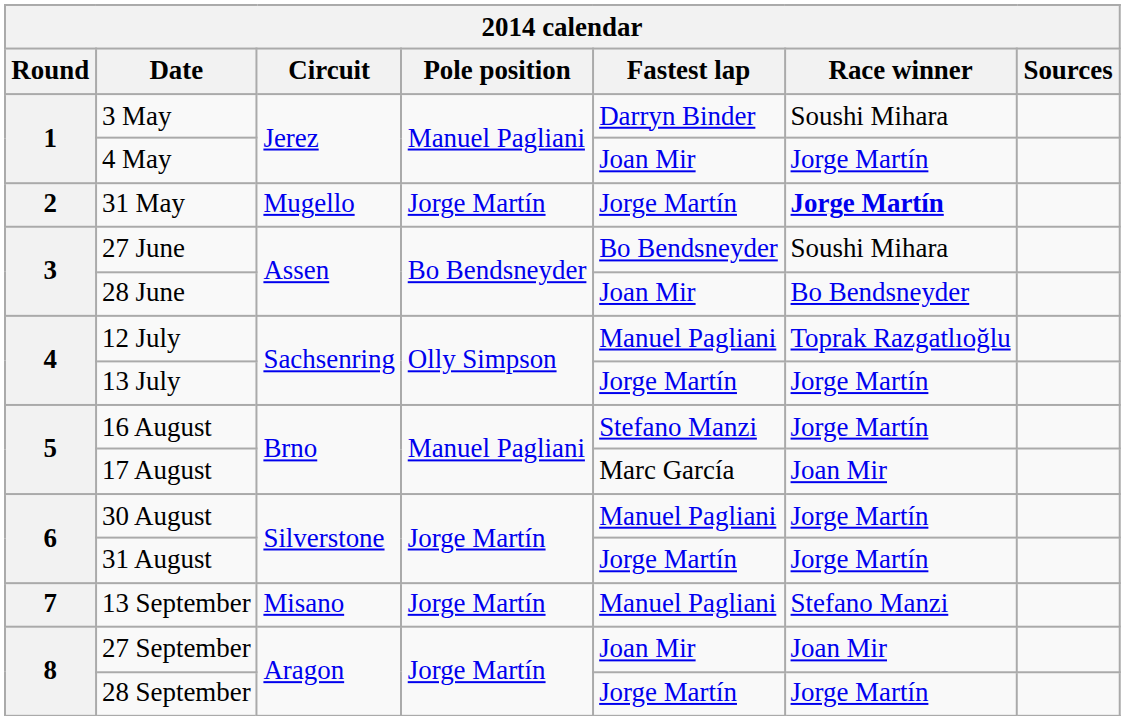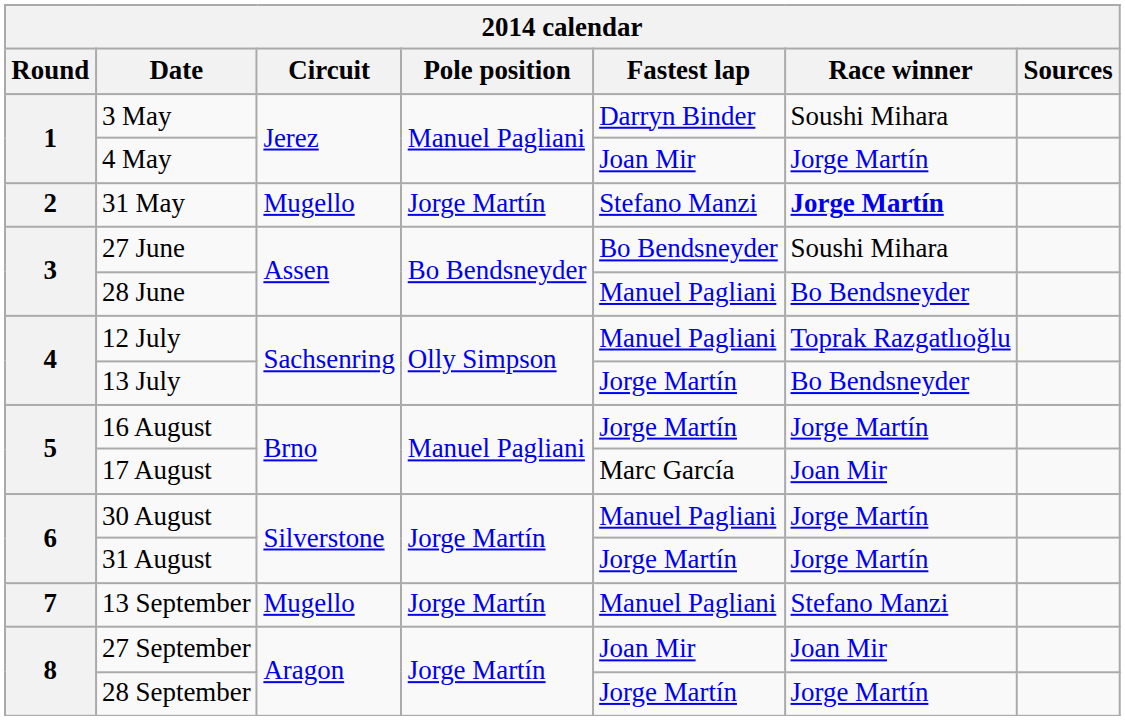(668, 204) Jorge Martín -> (678, 204) Stefano Manzi
(647, 292) Joan Mir -> (688, 292) Manuel Pagliani
(859, 381) Jorge Martín -> (880, 381) Bo Bendsneyder
(678, 426) Stefano Manzi -> (668, 426) Jorge Martín
(304, 603) Misano -> (309, 603) Mugello
